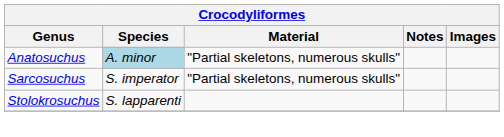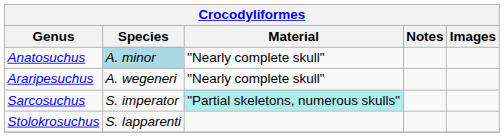(294, 57) "Partial skeletons, numerous skulls" -> (256, 57) "Nearly complete skull"
+ row: (50, 79)
(294, 79) no background -> (294, 100) paleturquoise background
